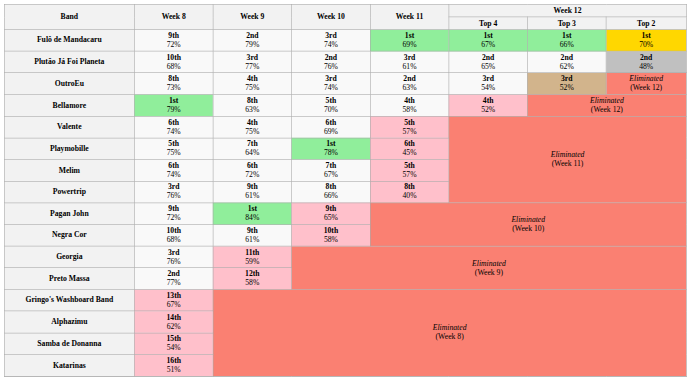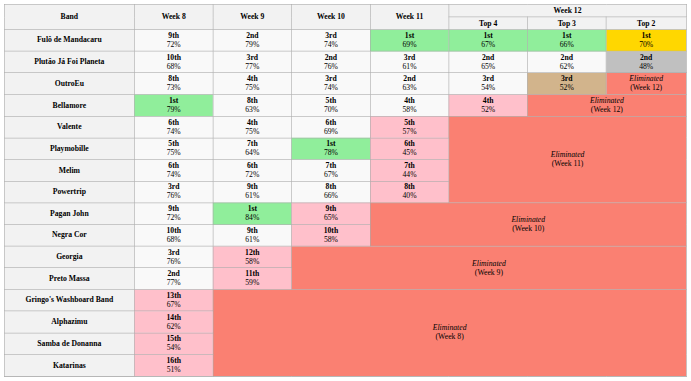(410, 170) 5th 57% -> (410, 170) 7th 44%
(252, 256) 11th 59% -> (252, 256) 12th 58%
(252, 278) 12th 58% -> (252, 278) 11th 59%
